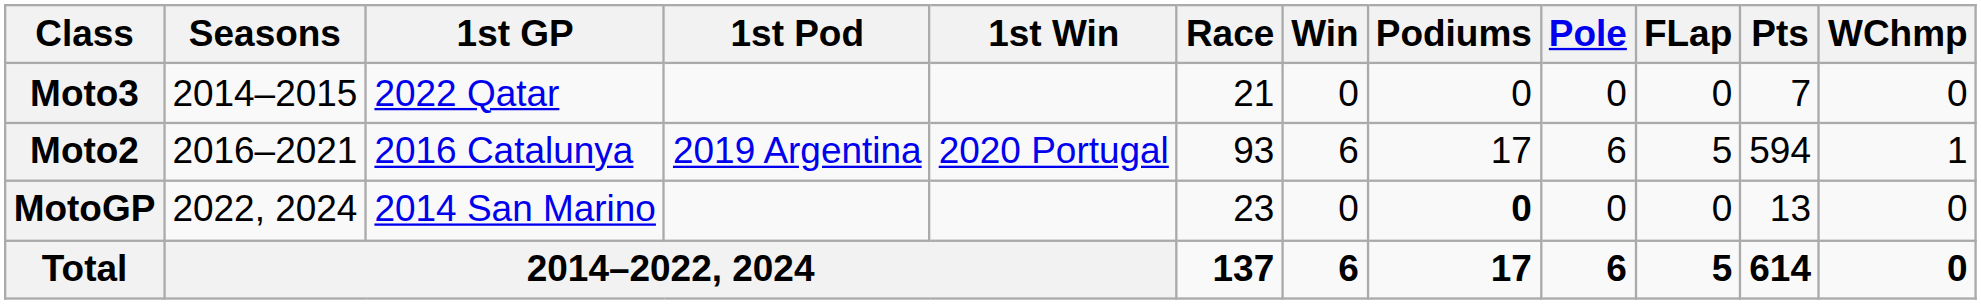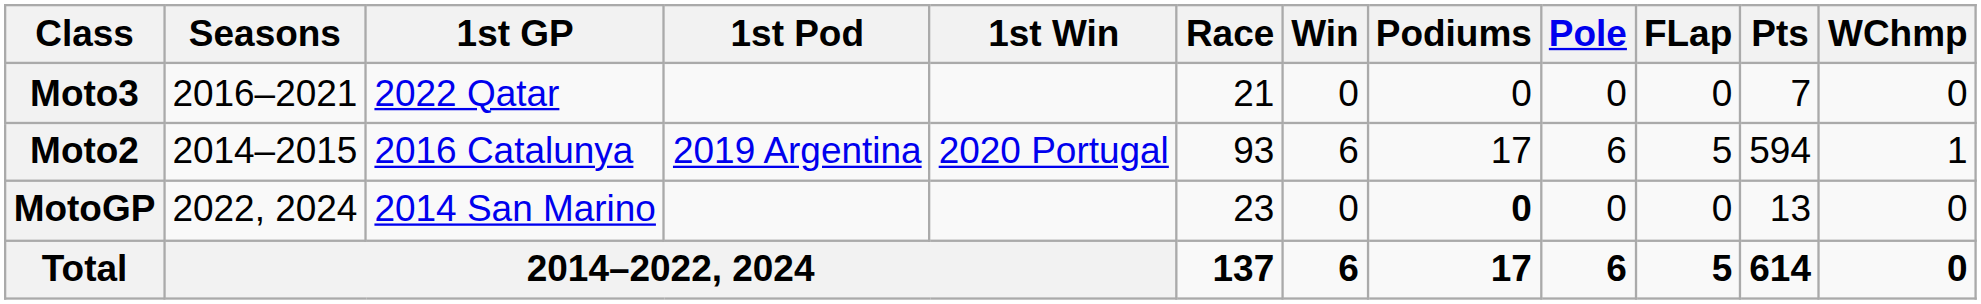(265, 92) 2014–2015 -> (265, 92) 2016–2021
(265, 151) 2016–2021 -> (265, 151) 2014–2015
